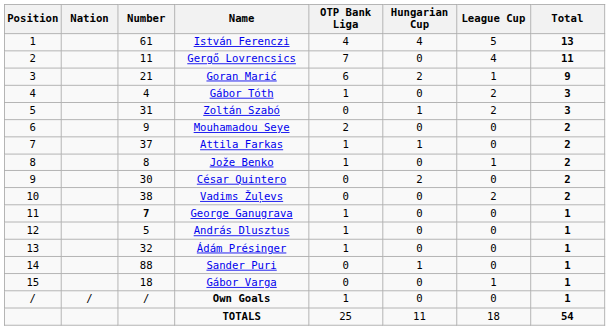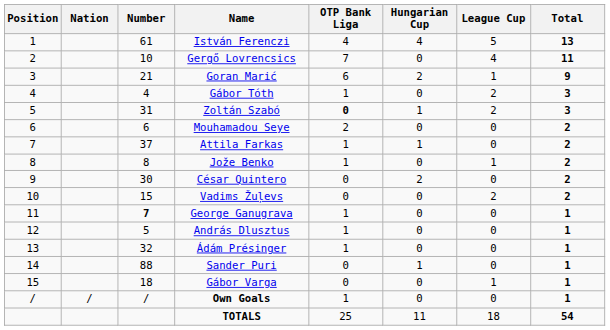(146, 60) 11 -> (146, 60) 10
(346, 111) normal -> (346, 111) bold
(146, 128) 9 -> (146, 128) 6
(146, 197) 38 -> (146, 197) 15
